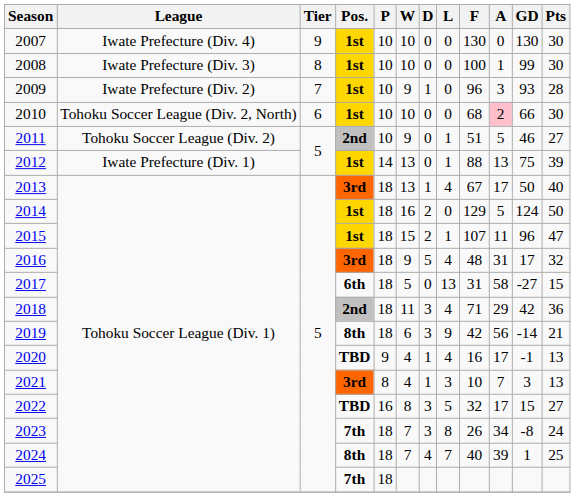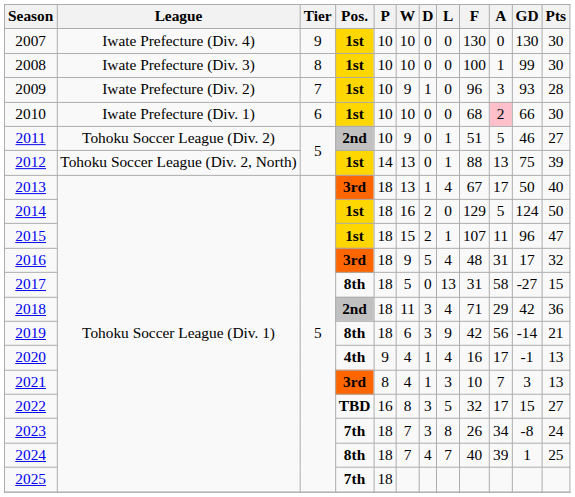(179, 114) Tohoku Soccer League (Div. 2, North) -> (179, 114) Iwate Prefecture (Div. 1)
(179, 162) Iwate Prefecture (Div. 1) -> (179, 162) Tohoku Soccer League (Div. 2, North)
(355, 284) 6th -> (355, 284) 8th
(355, 357) TBD -> (355, 357) 4th
